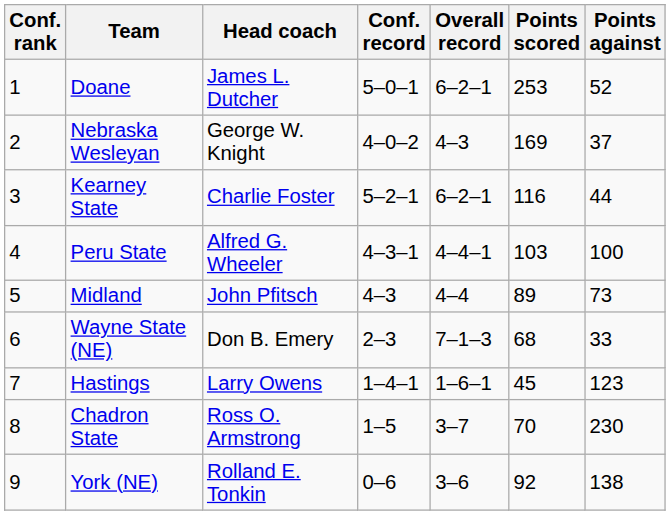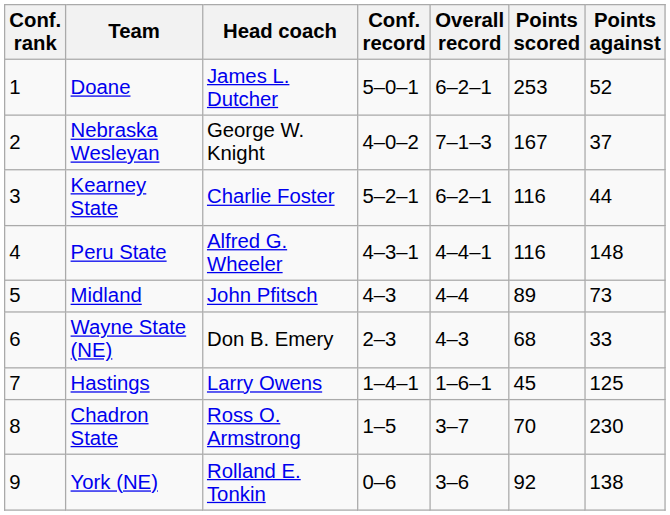(452, 142) 4–3 -> (464, 142) 7–1–3
(530, 142) 169 -> (530, 142) 167
(530, 252) 103 -> (530, 252) 116
(606, 252) 100 -> (606, 252) 148
(464, 339) 7–1–3 -> (452, 339) 4–3
(606, 383) 123 -> (606, 383) 125
